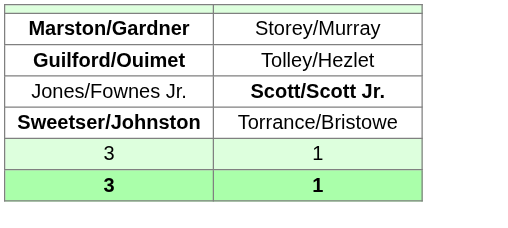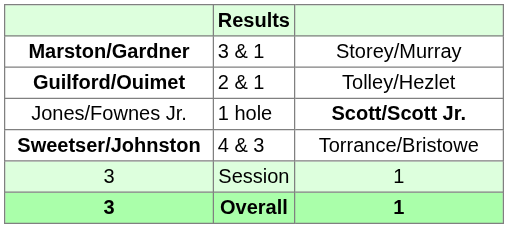+ column: (254, 20)
